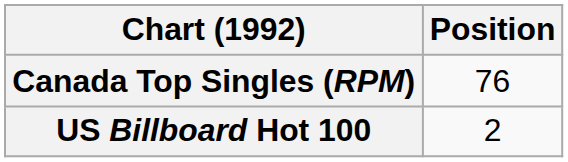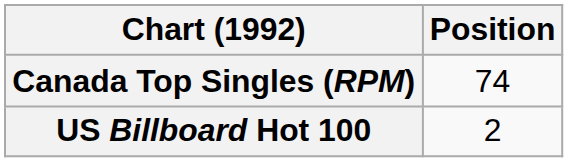(493, 80) 76 -> (493, 80) 74
